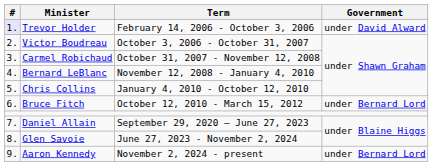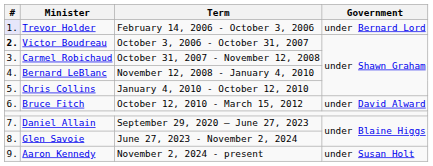(375, 27) under David Alward -> (375, 27) under Bernard Lord
(12, 42) normal -> (12, 42) bold
(375, 104) under Bernard Lord -> (375, 104) under David Alward
(375, 154) under Bernard Lord -> (369, 154) under Susan Holt
